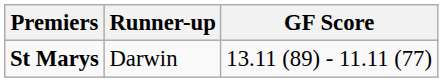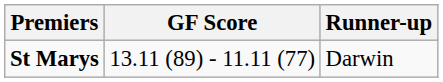columns swapped: (329, 22) <-> (163, 22)
